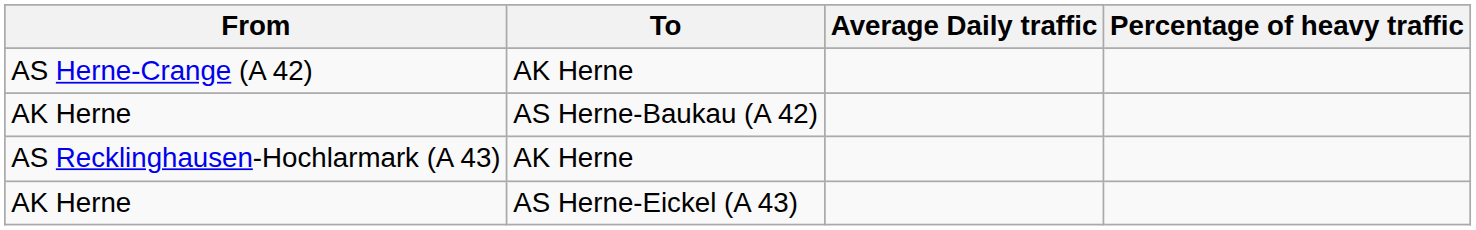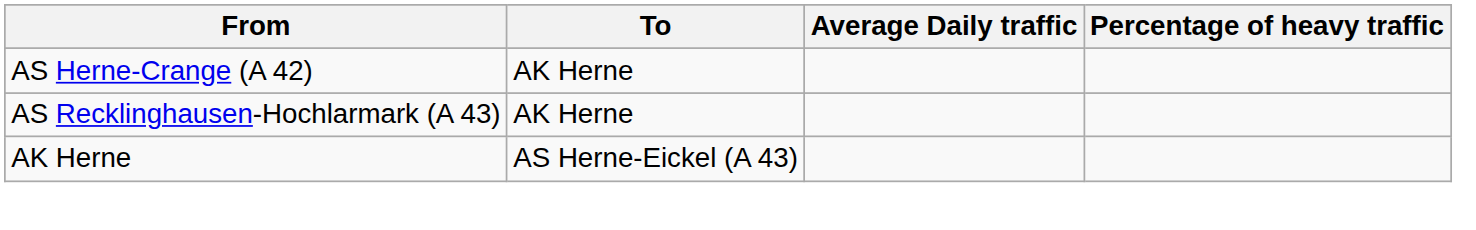- row: (71, 114)
